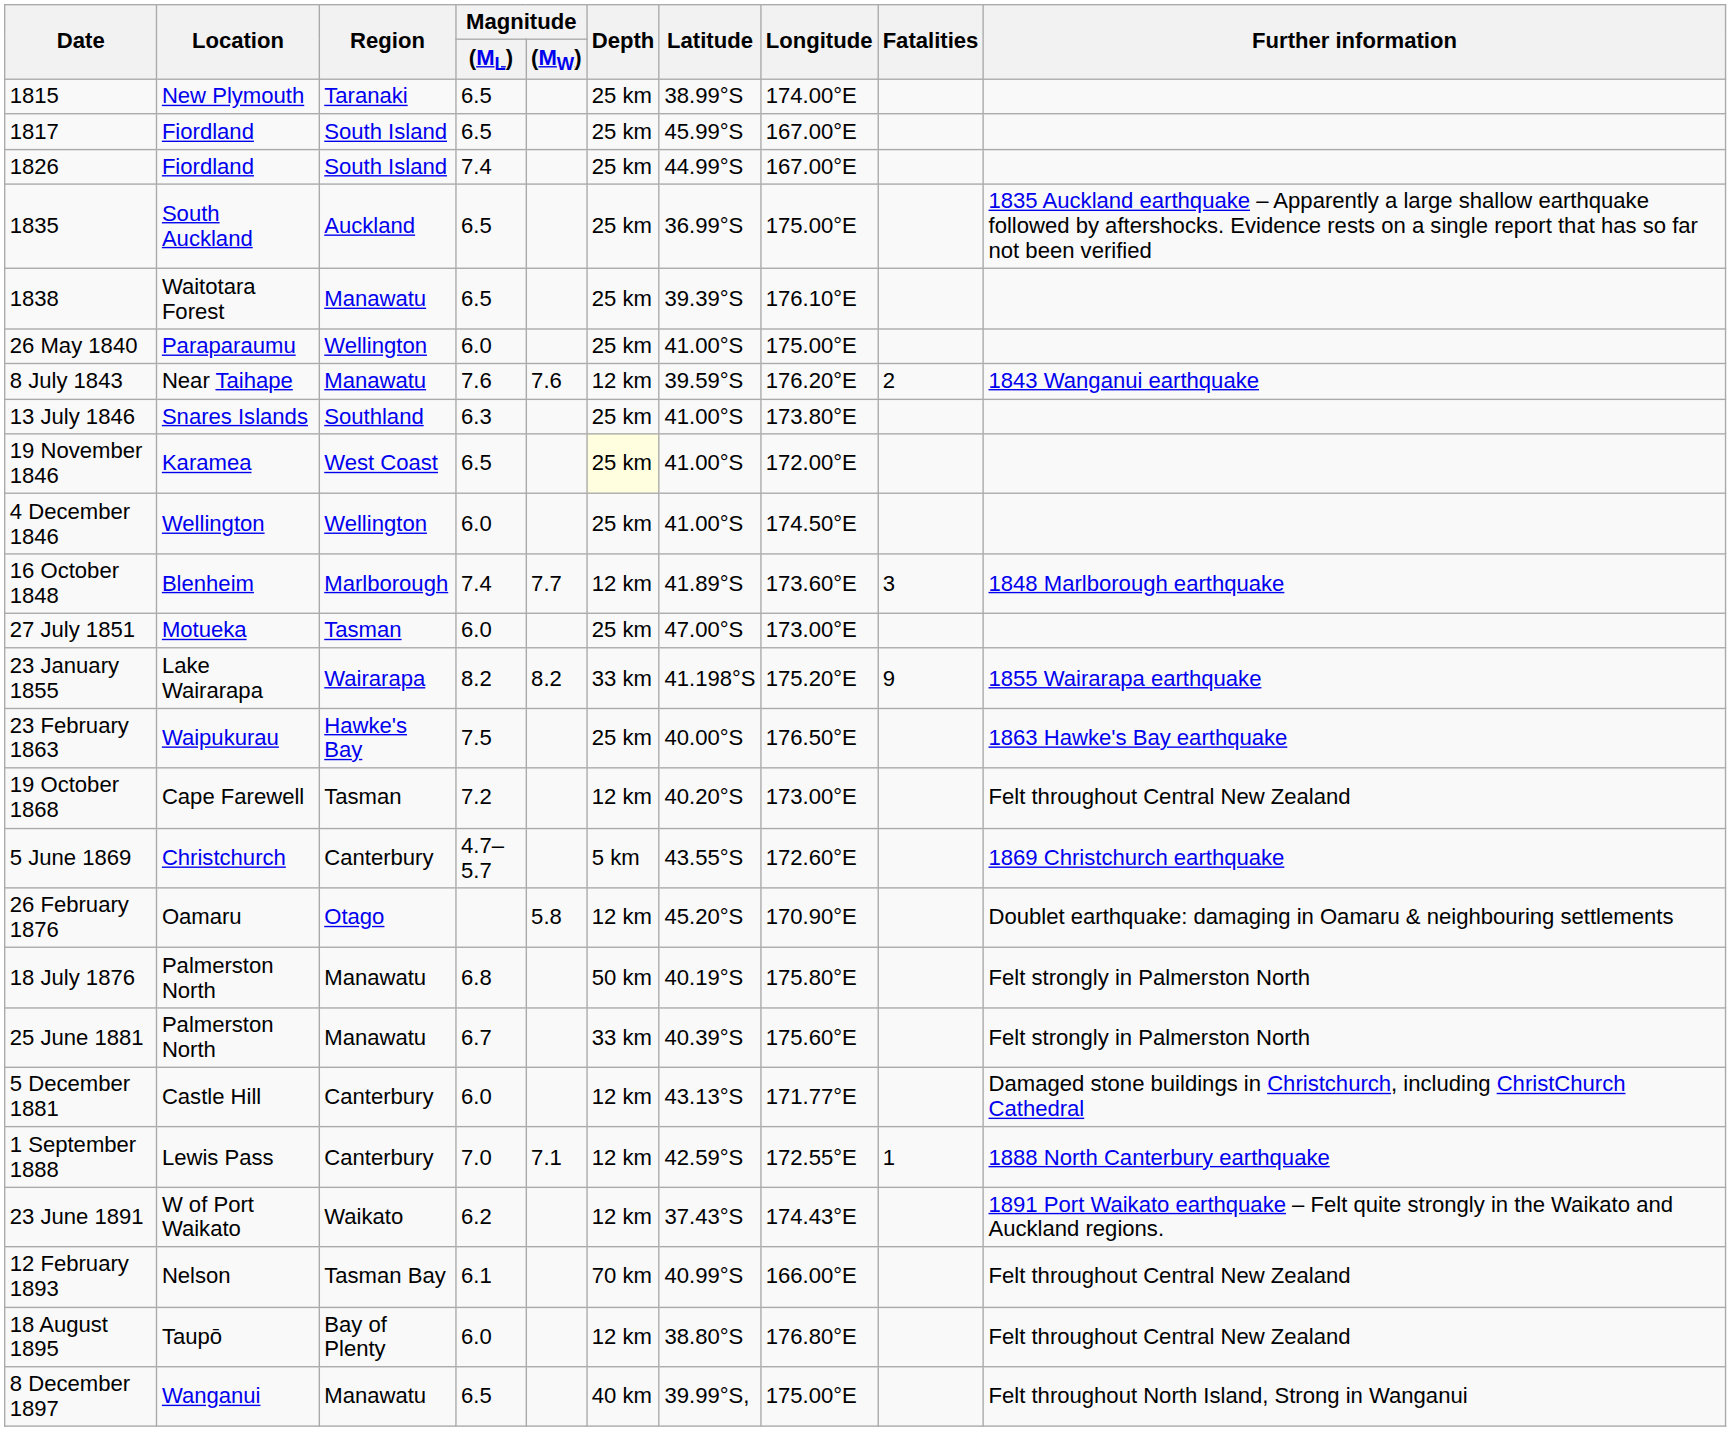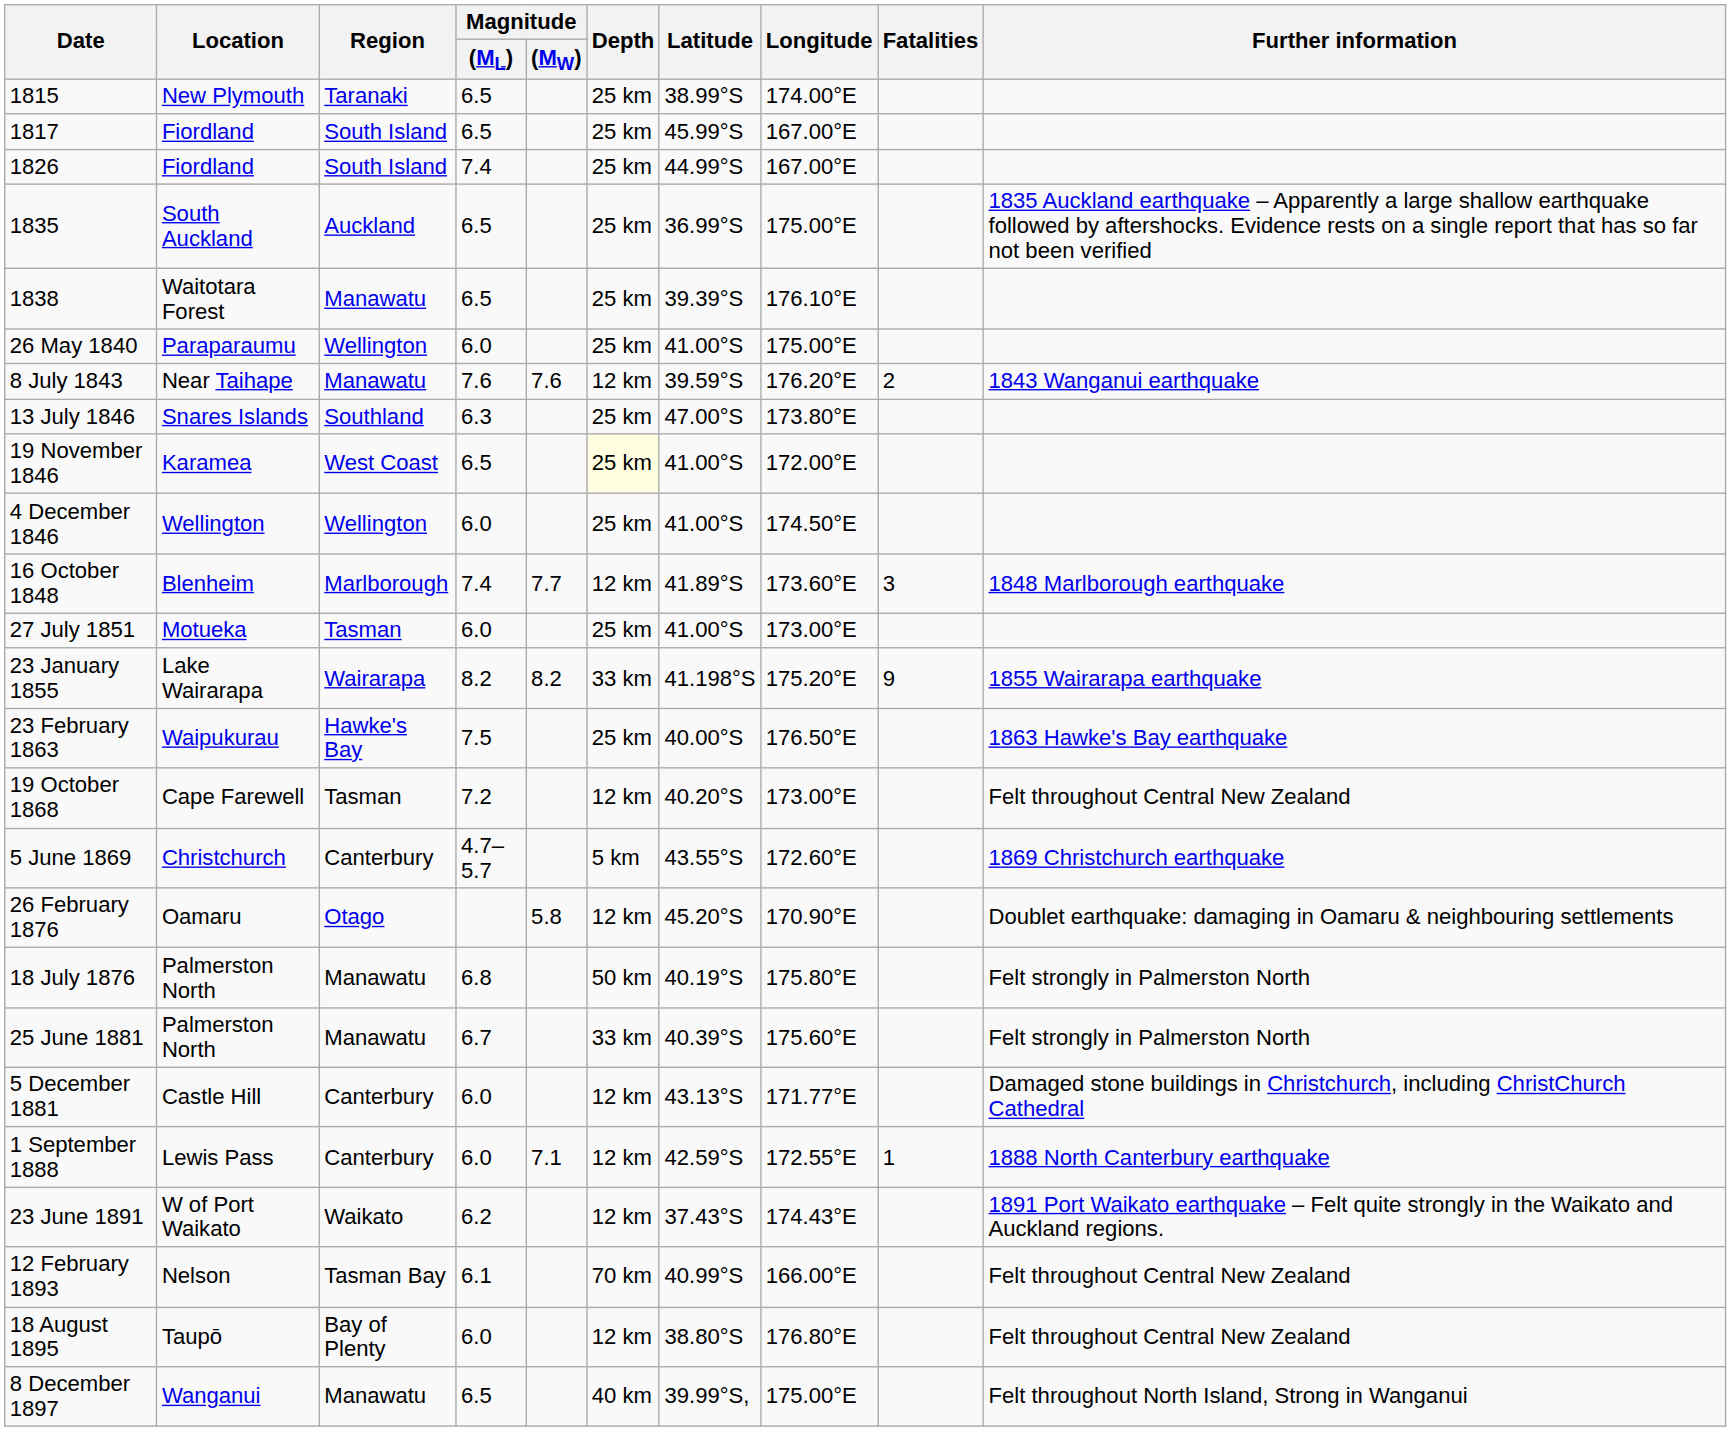(704, 416) 41.00°S -> (704, 416) 47.00°S
(704, 630) 47.00°S -> (704, 630) 41.00°S
(476, 1156) 7.0 -> (476, 1156) 6.0
